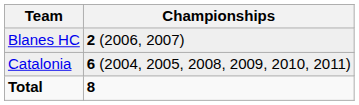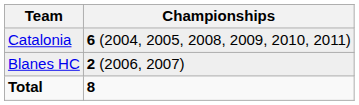rows swapped: (40, 64) <-> (44, 40)
